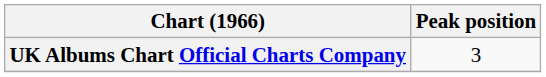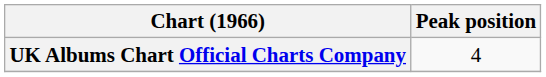(476, 54) 3 -> (476, 54) 4
